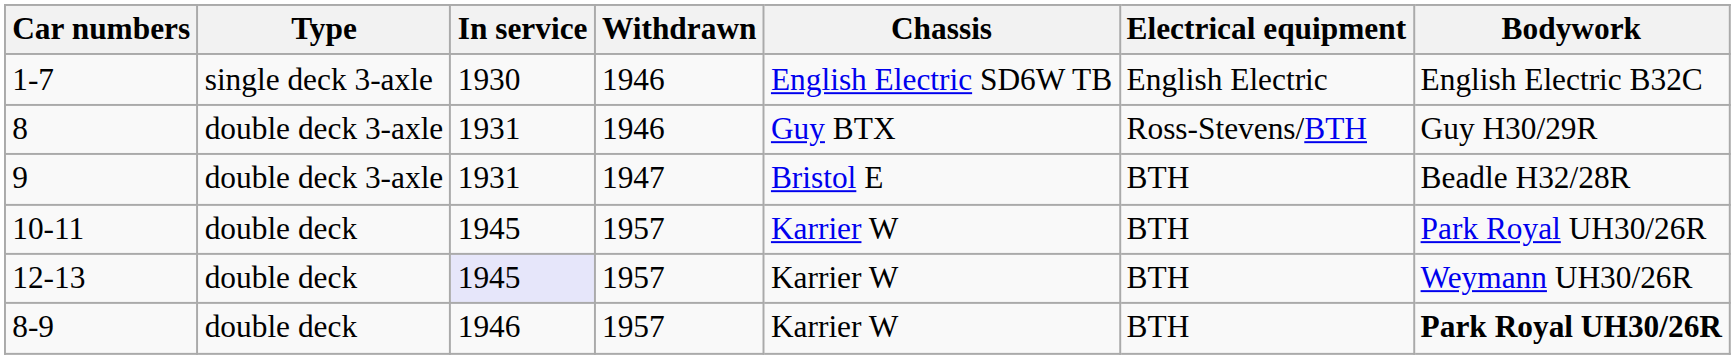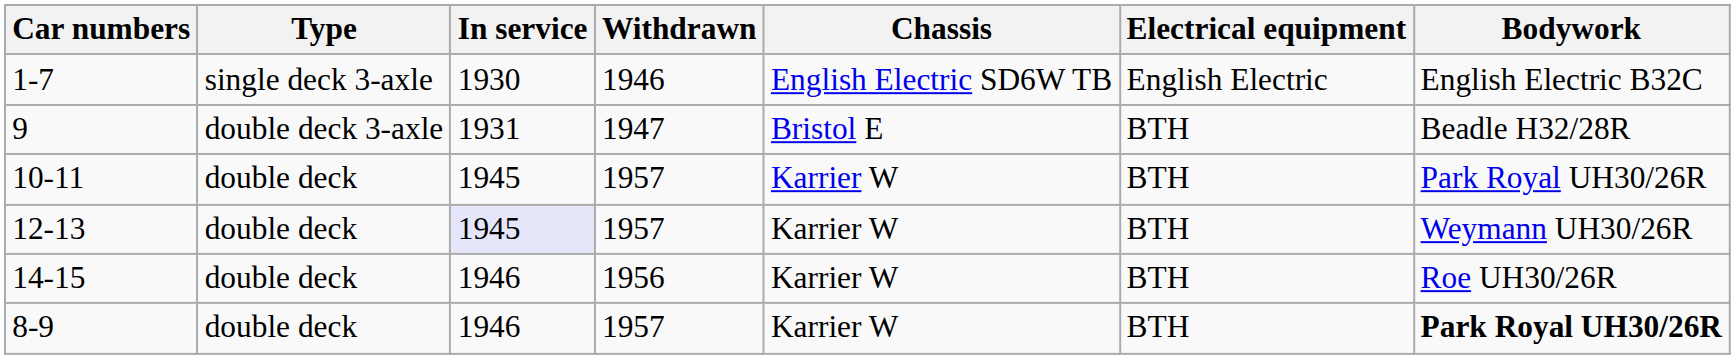- row: (20, 128)
+ row: (49, 278)
